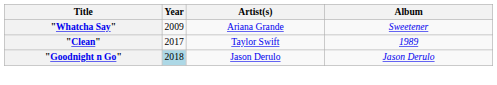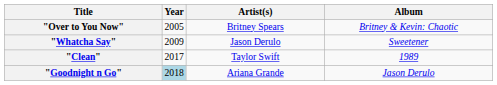+ row: (83, 27)
(255, 27) Ariana Grande -> (255, 42) Jason Derulo
(255, 57) Jason Derulo -> (255, 73) Ariana Grande
